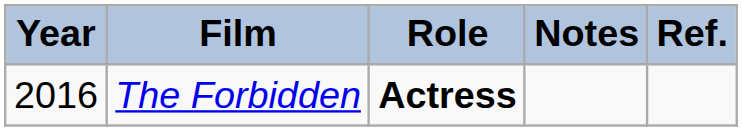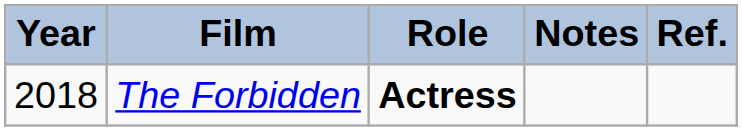(56, 94) 2016 -> (56, 94) 2018
